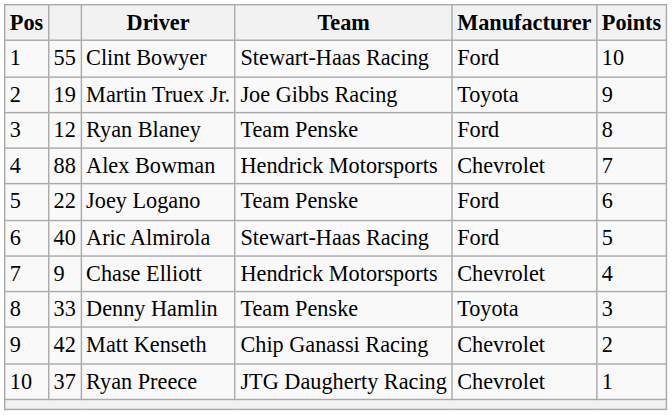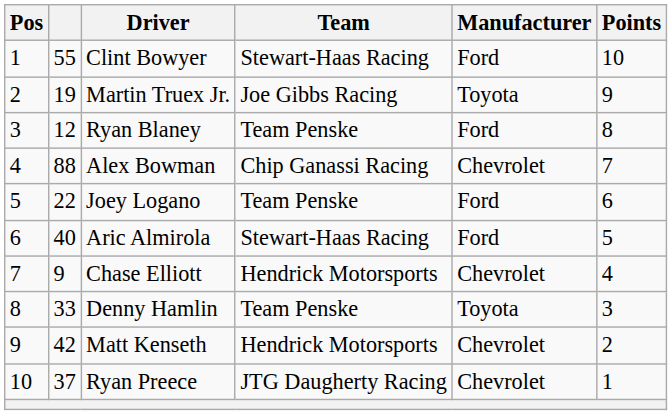(339, 165) Hendrick Motorsports -> (334, 165) Chip Ganassi Racing
(334, 344) Chip Ganassi Racing -> (339, 344) Hendrick Motorsports
